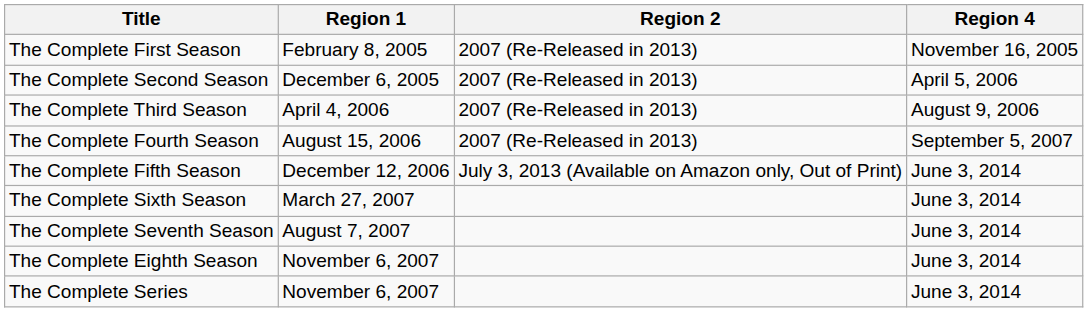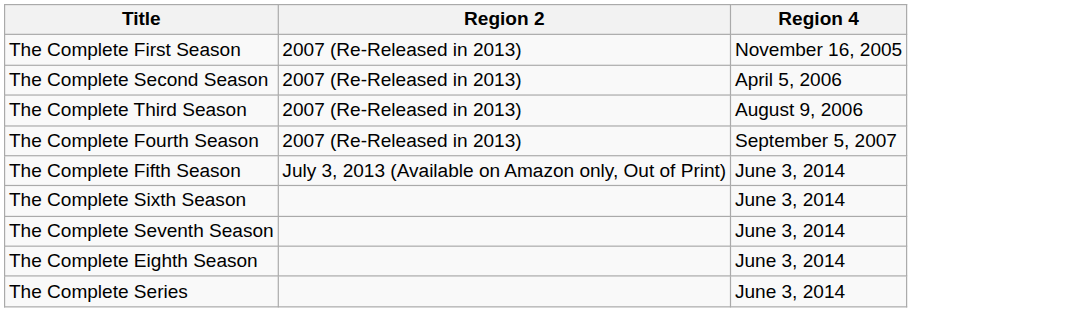- column: (366, 19)
